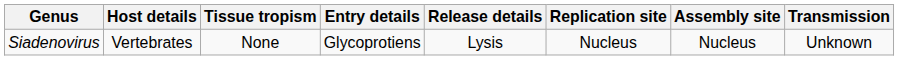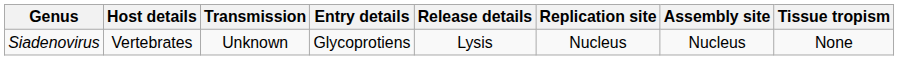columns swapped: (260, 17) <-> (839, 17)
